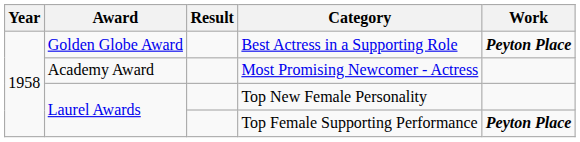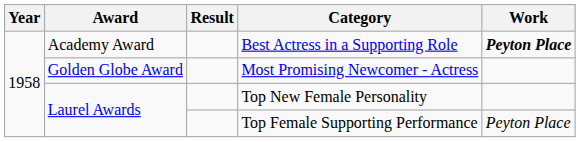(115, 44) Golden Globe Award -> (101, 44) Academy Award
(101, 70) Academy Award -> (115, 70) Golden Globe Award
(529, 123) bold -> (528, 123) normal
